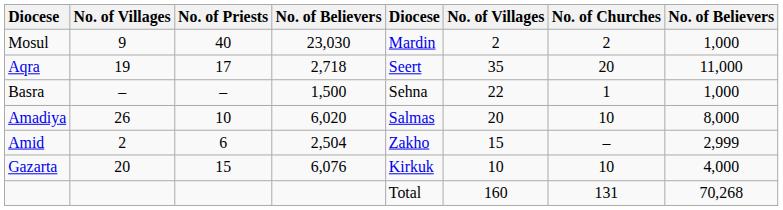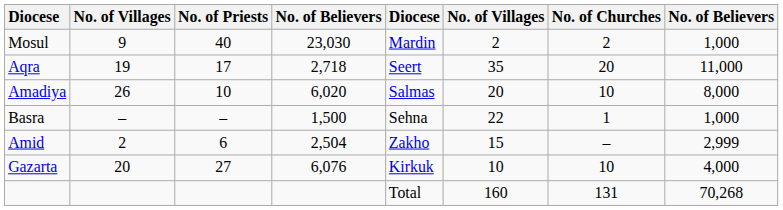rows swapped: (37, 117) <-> (26, 92)
(223, 167) 15 -> (223, 167) 27
